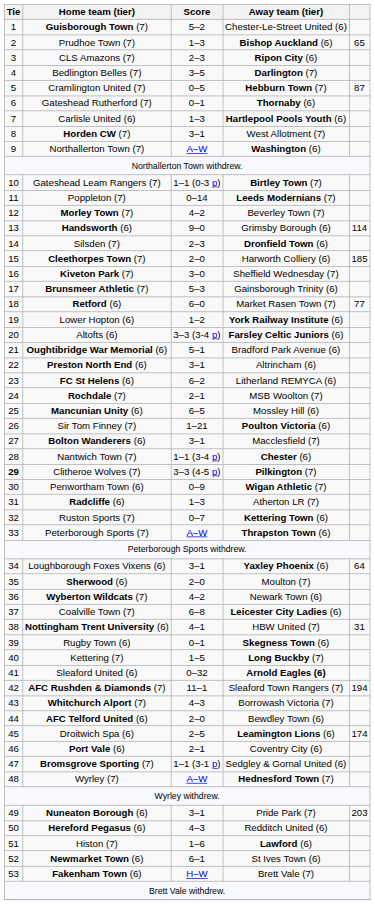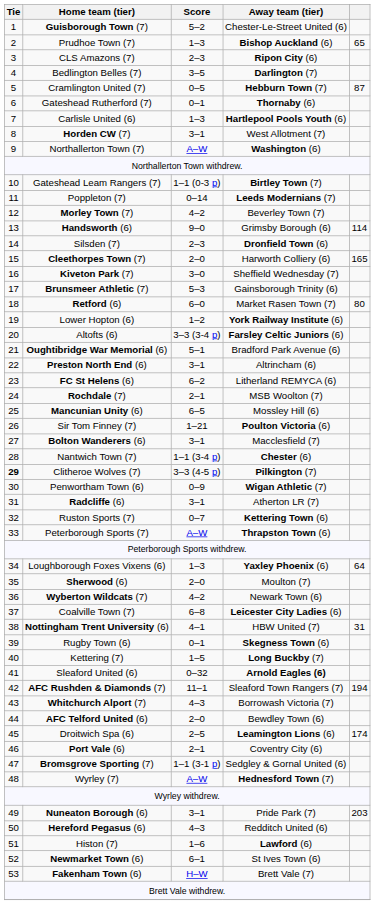(359, 258) 185 -> (359, 258) 165
(359, 304) 77 -> (359, 304) 80
(197, 502) 1–3 -> (197, 502) 3–1
(197, 566) 3–1 -> (197, 566) 1–3
